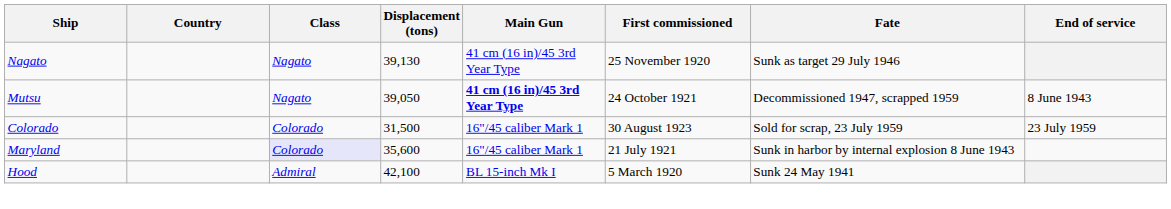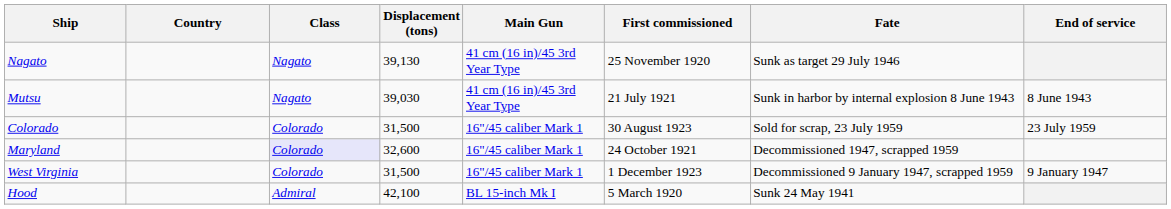(402, 98) 39,050 -> (402, 98) 39,030
(523, 98) bold -> (521, 98) normal
(652, 98) 24 October 1921 -> (642, 98) 21 July 1921
(856, 98) Decommissioned 1947, scrapped 1959 -> (884, 98) Sunk in harbor by internal explosion 8 June 1943
(402, 150) 35,600 -> (402, 150) 32,600
(642, 150) 21 July 1921 -> (652, 150) 24 October 1921
(884, 150) Sunk in harbor by internal explosion 8 June 1943 -> (856, 150) Decommissioned 1947, scrapped 1959
+ row: (43, 171)
